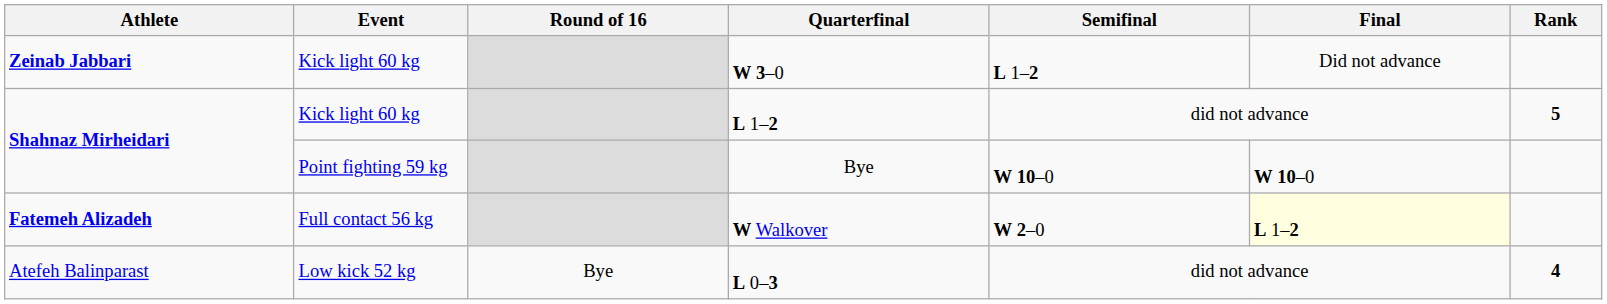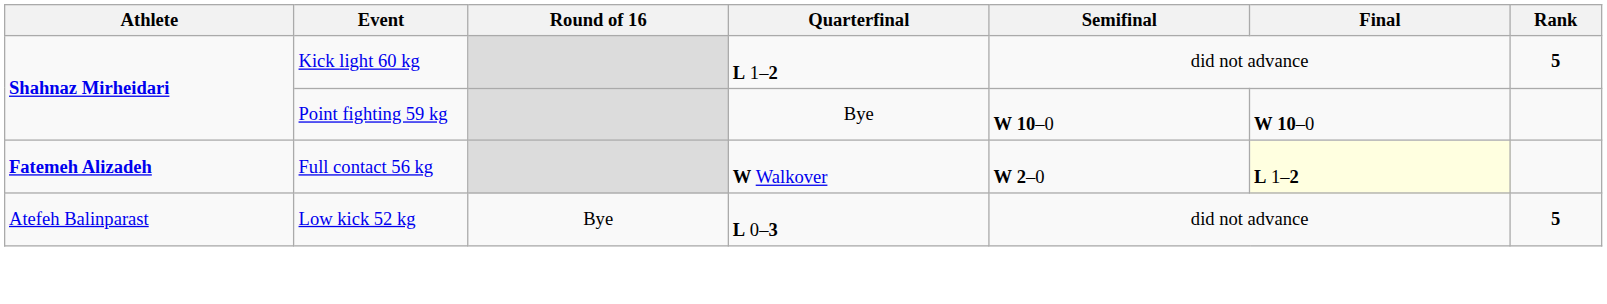- row: (758, 72)
(1556, 272) 4 -> (1556, 219) 5
